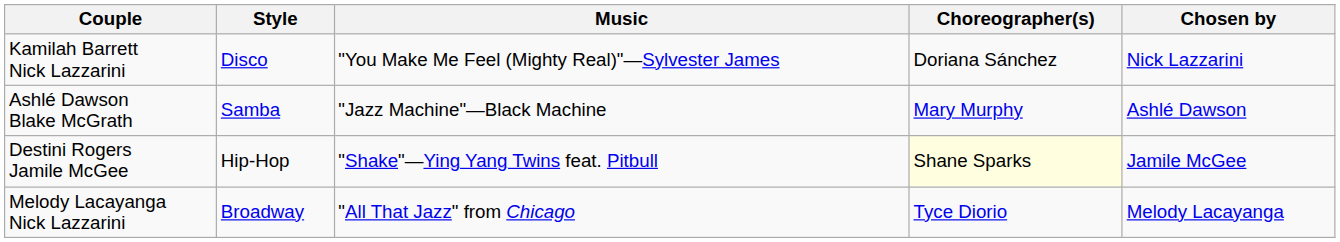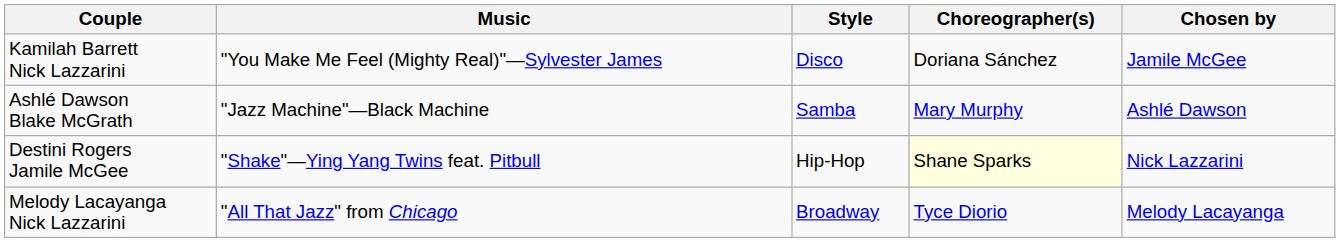columns swapped: (275, 19) <-> (622, 19)
(1185, 59) Nick Lazzarini -> (1187, 59) Jamile McGee
(1187, 161) Jamile McGee -> (1185, 161) Nick Lazzarini
